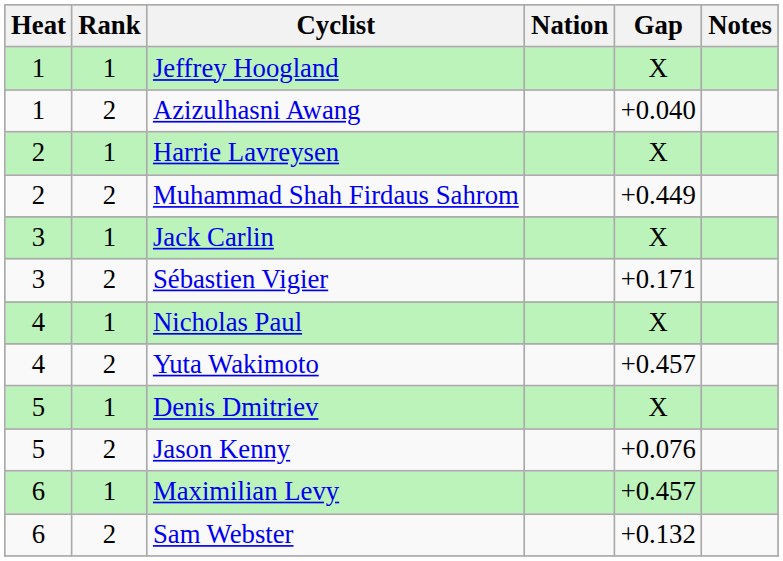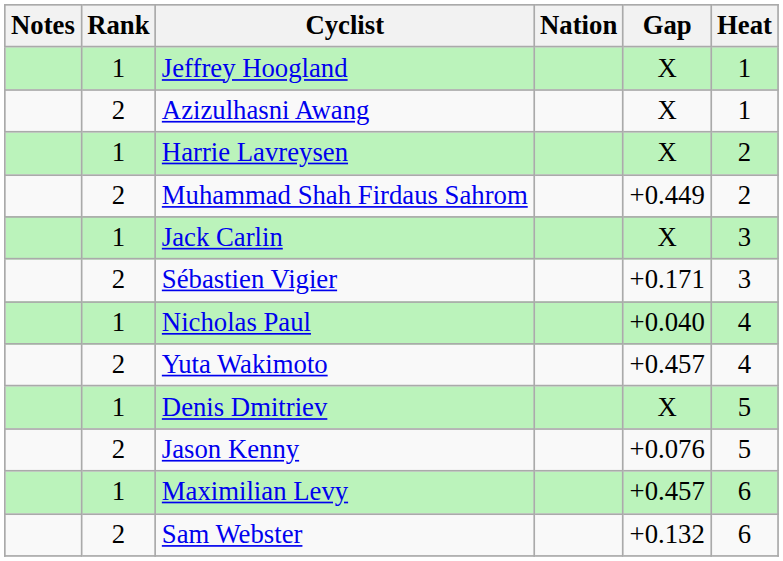columns swapped: (38, 25) <-> (740, 25)
(658, 110) +0.040 -> (667, 110) X
(658, 322) X -> (667, 322) +0.040
